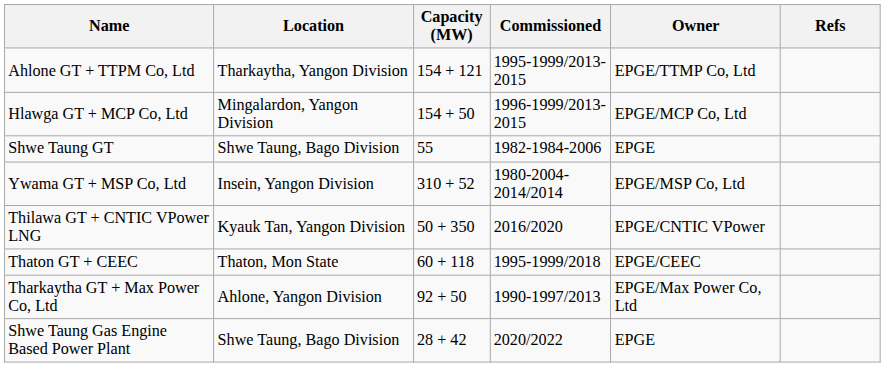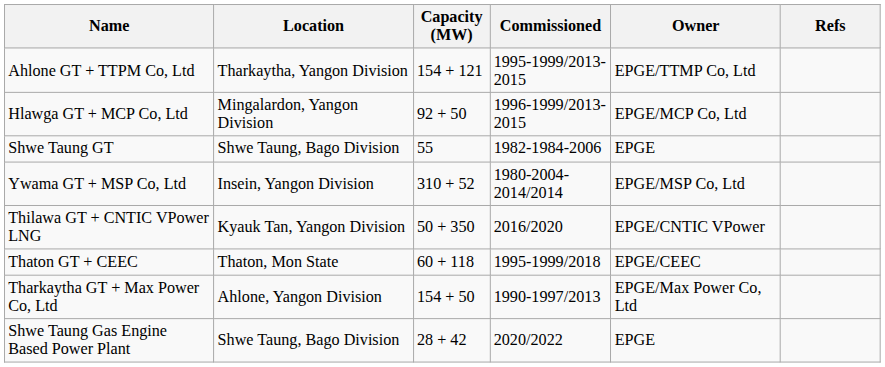(446, 114) 154 + 50 -> (442, 114) 92 + 50
(442, 296) 92 + 50 -> (446, 296) 154 + 50
